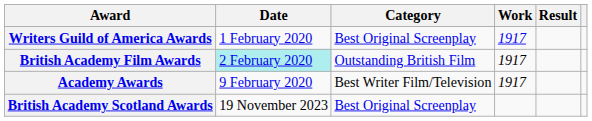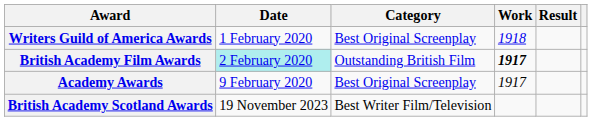(512, 37) 1917 -> (512, 37) 1918
(512, 60) normal -> (512, 60) bold
(413, 82) Best Writer Film/Television -> (405, 82) Best Original Screenplay
(405, 104) Best Original Screenplay -> (413, 104) Best Writer Film/Television
